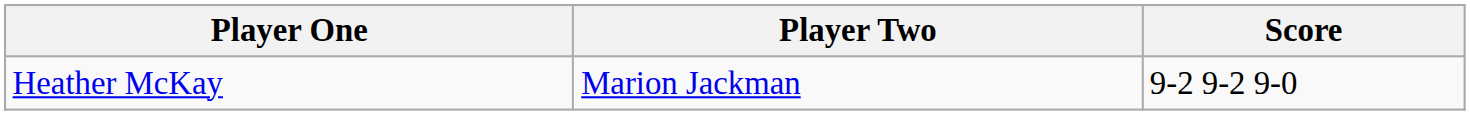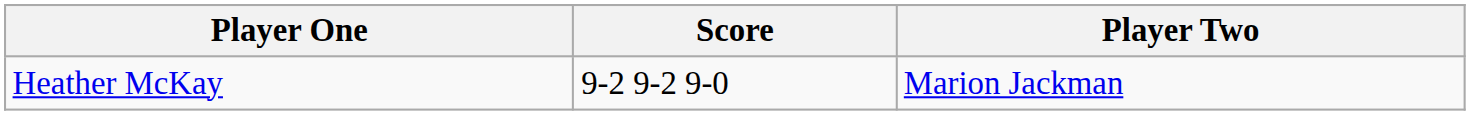columns swapped: (858, 30) <-> (1304, 30)
